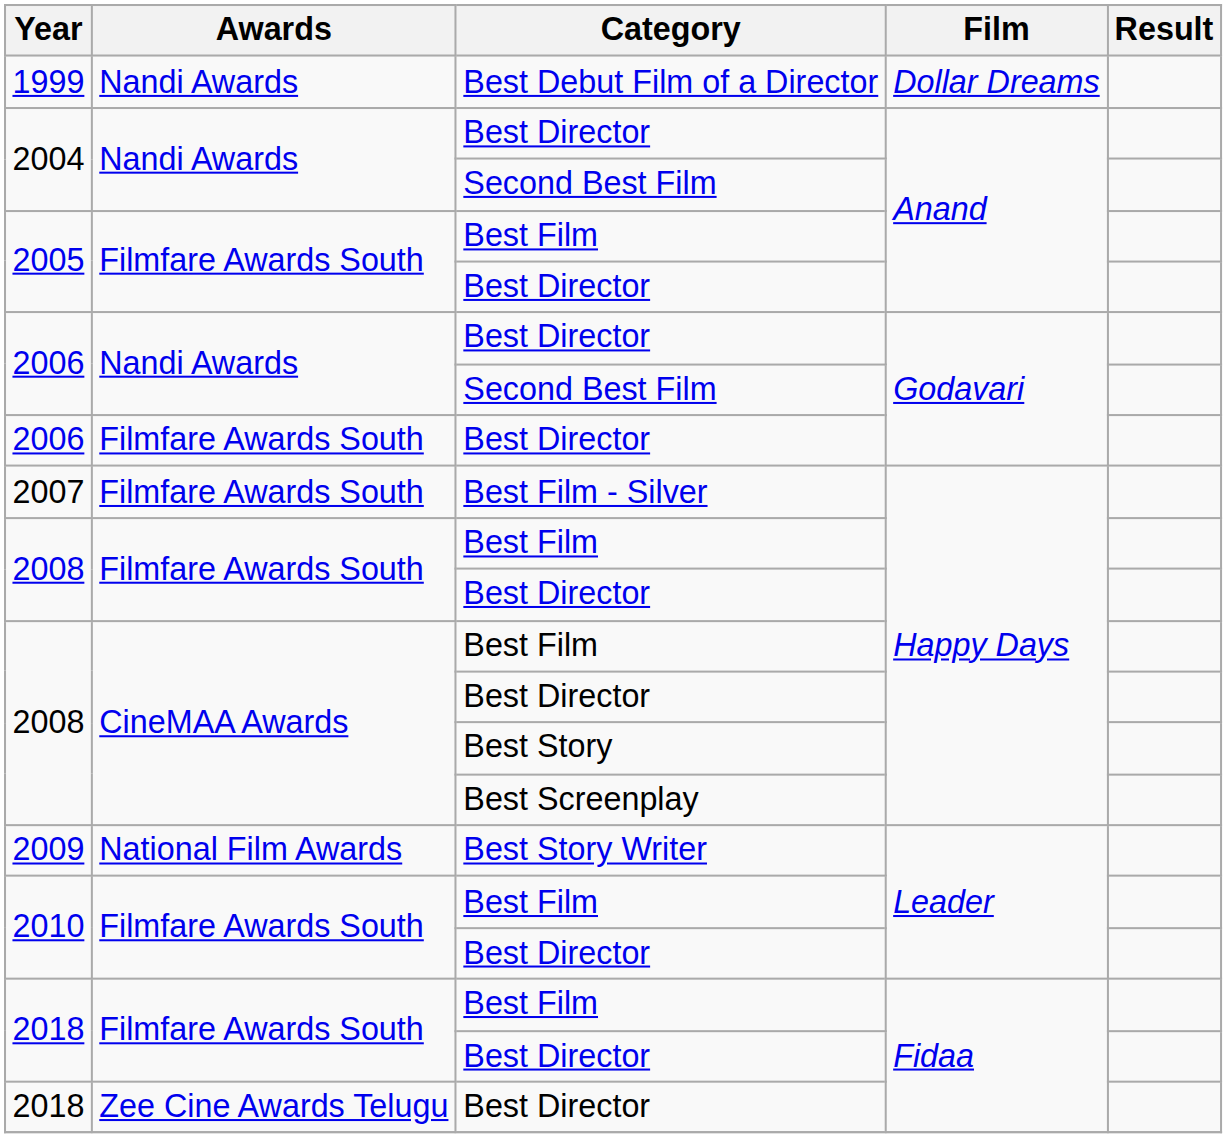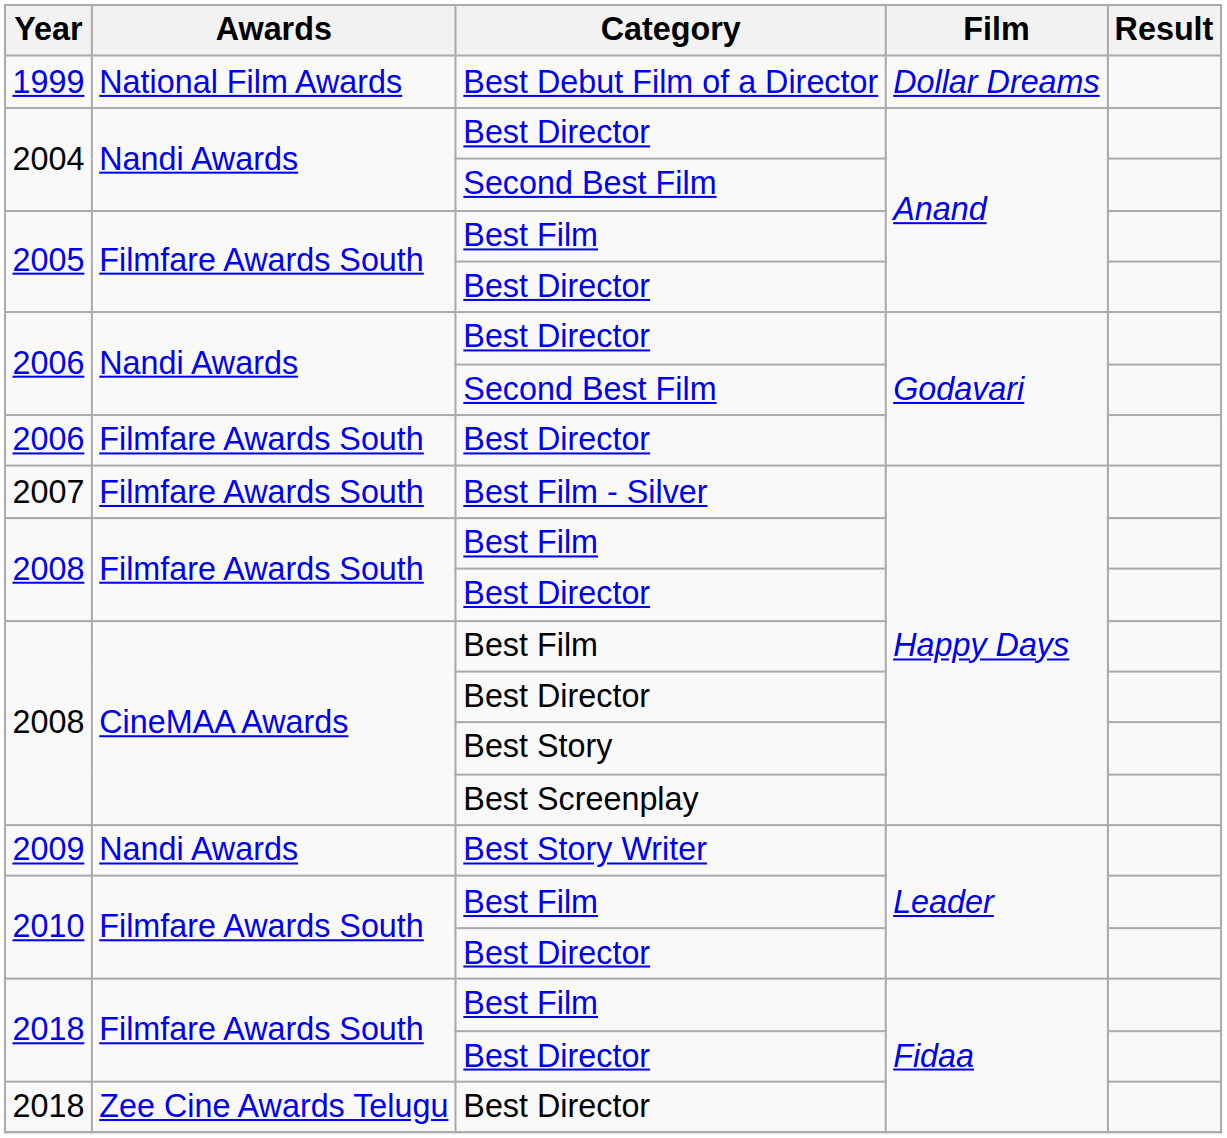(199, 81) Nandi Awards -> (251, 81) National Film Awards
(251, 850) National Film Awards -> (199, 850) Nandi Awards
